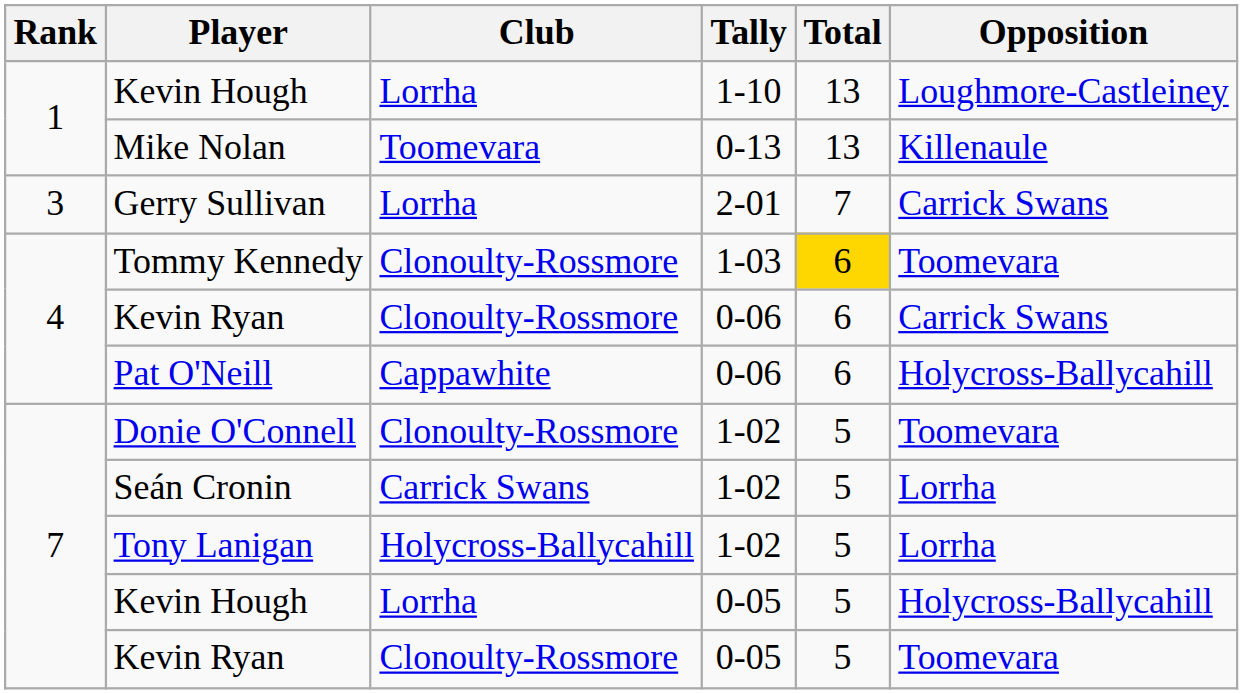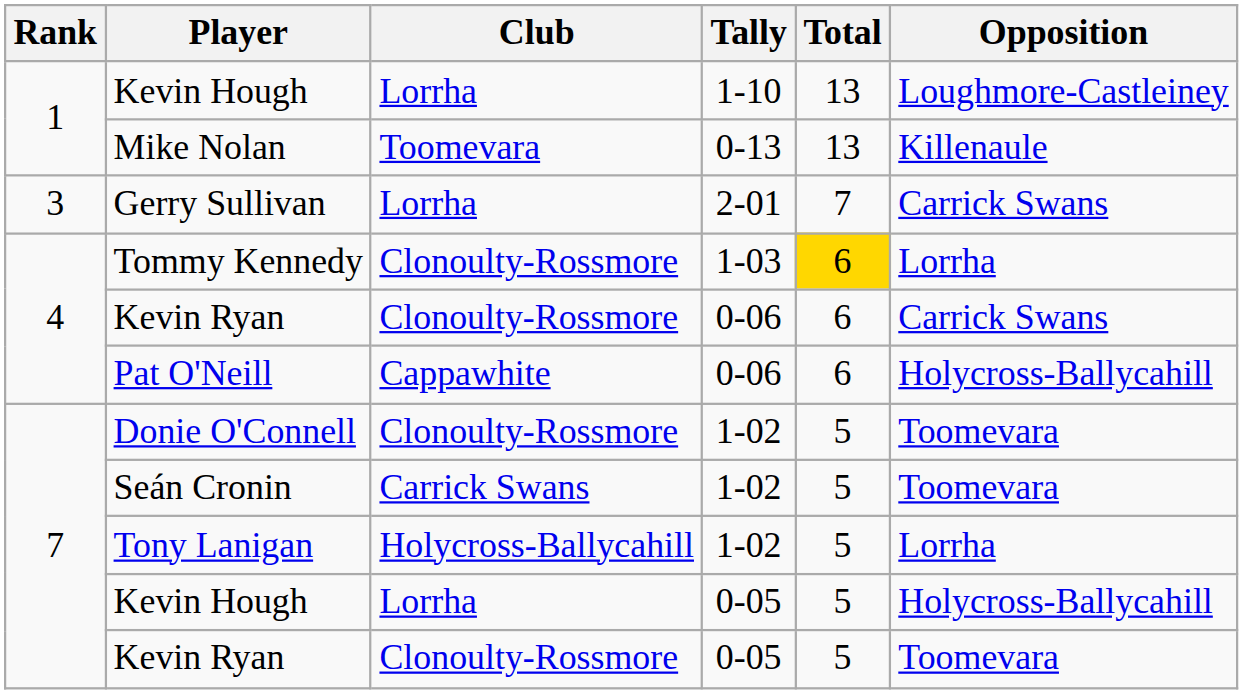(979, 260) Toomevara -> (947, 260) Lorrha
(947, 487) Lorrha -> (979, 487) Toomevara
